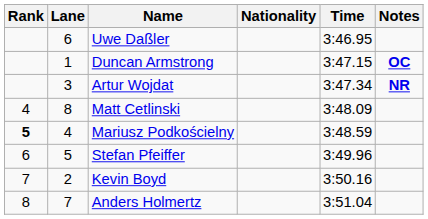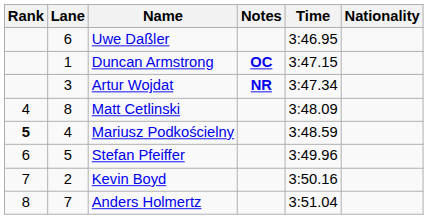columns swapped: (279, 16) <-> (399, 16)
